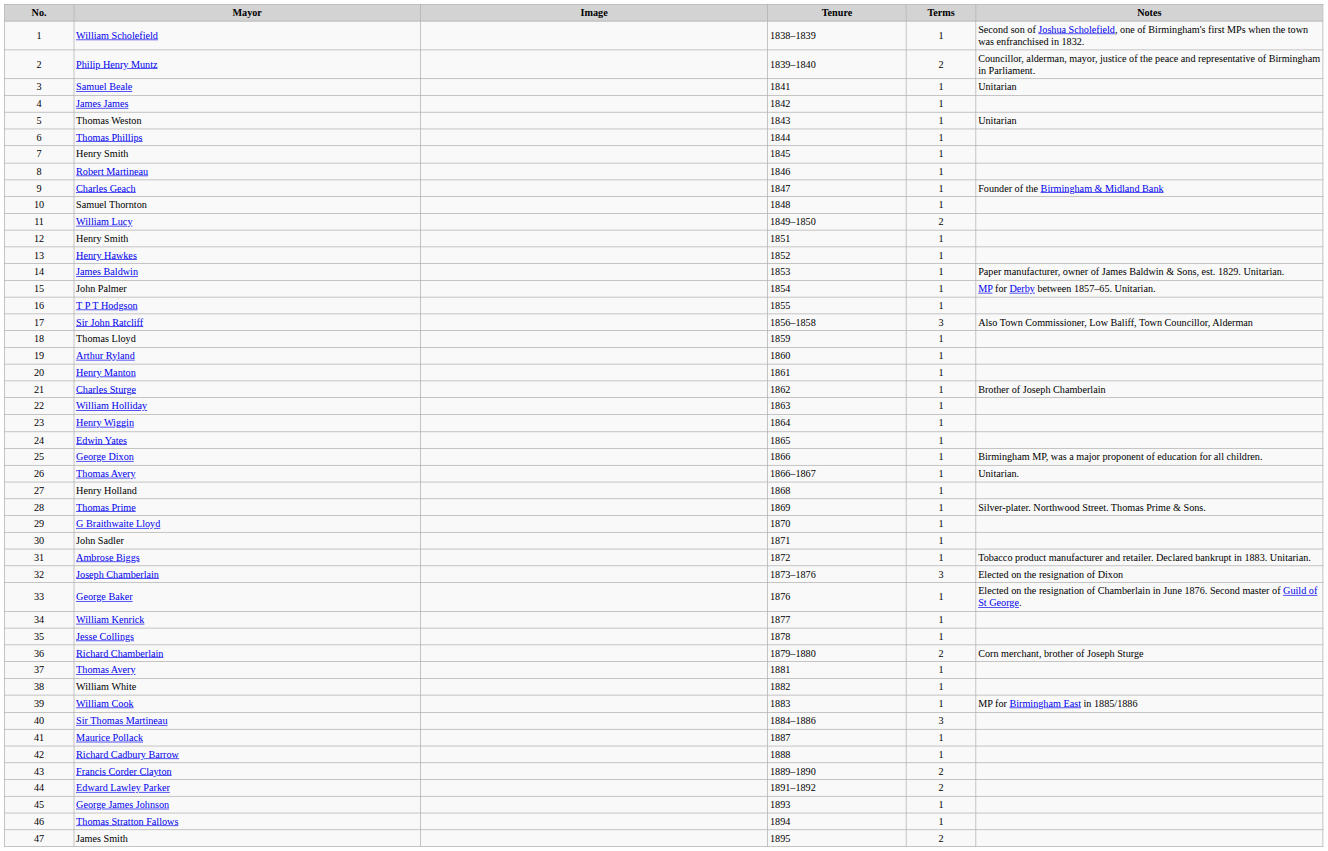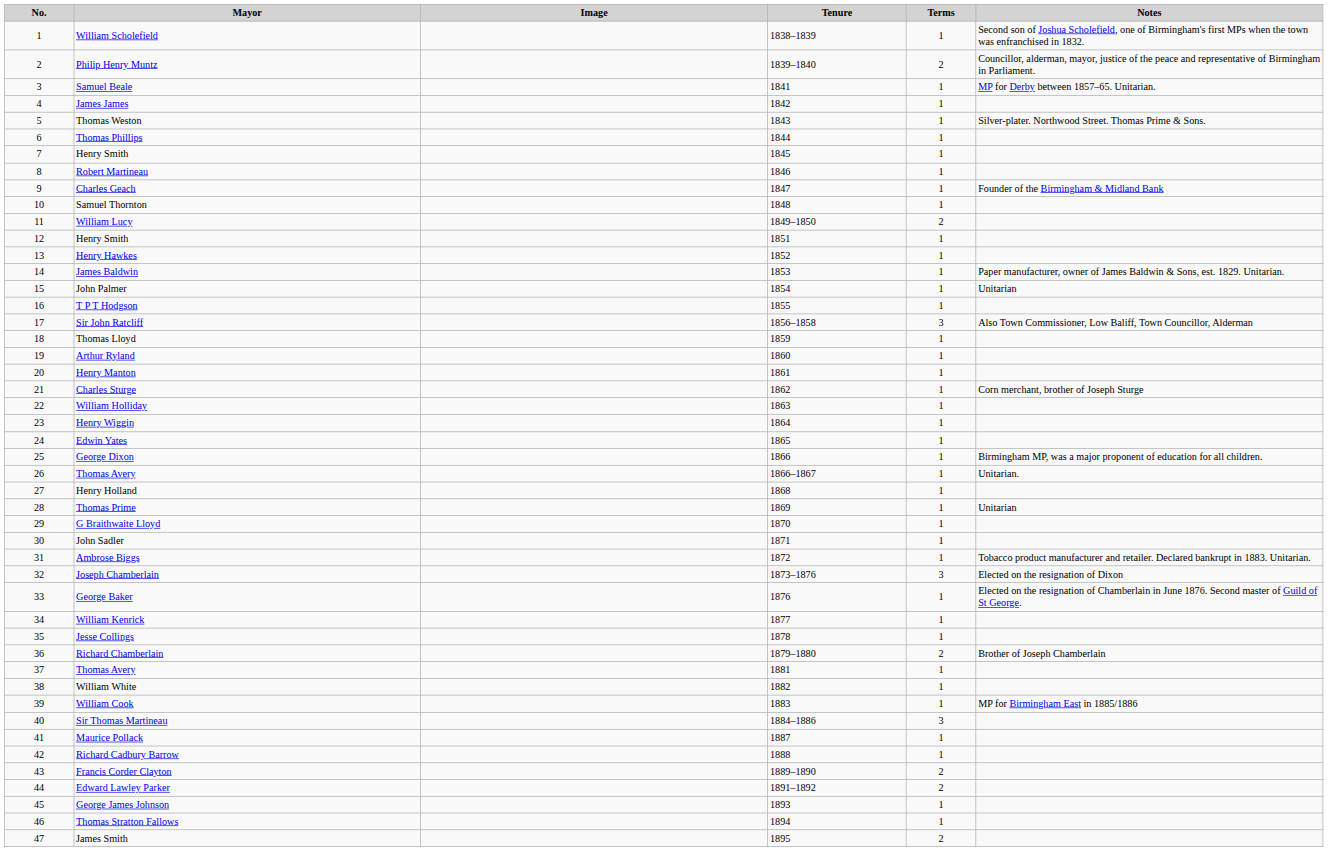(997, 87) Unitarian -> (1067, 87) MP for Derby between 1857–65. Unitarian.
(997, 121) Unitarian -> (1092, 121) Silver-plater. Northwood Street. Thomas Prime & Sons.
(1067, 289) MP for Derby between 1857–65. Unitarian. -> (997, 289) Unitarian
(1042, 389) Brother of Joseph Chamberlain -> (1061, 389) Corn merchant, brother of Joseph Sturge
(1092, 507) Silver-plater. Northwood Street. Thomas Prime & Sons. -> (997, 507) Unitarian
(1061, 653) Corn merchant, brother of Joseph Sturge -> (1042, 653) Brother of Joseph Chamberlain
